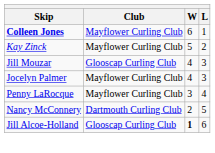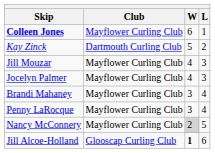(134, 47) Mayflower Curling Club -> (134, 47) Dartmouth Curling Club
(131, 63) Glooscap Curling Club -> (134, 63) Mayflower Curling Club
+ row: (39, 94)
(134, 109) Dartmouth Curling Club -> (134, 125) Mayflower Curling Club
(190, 109) no background -> (190, 125) lightgrey background
